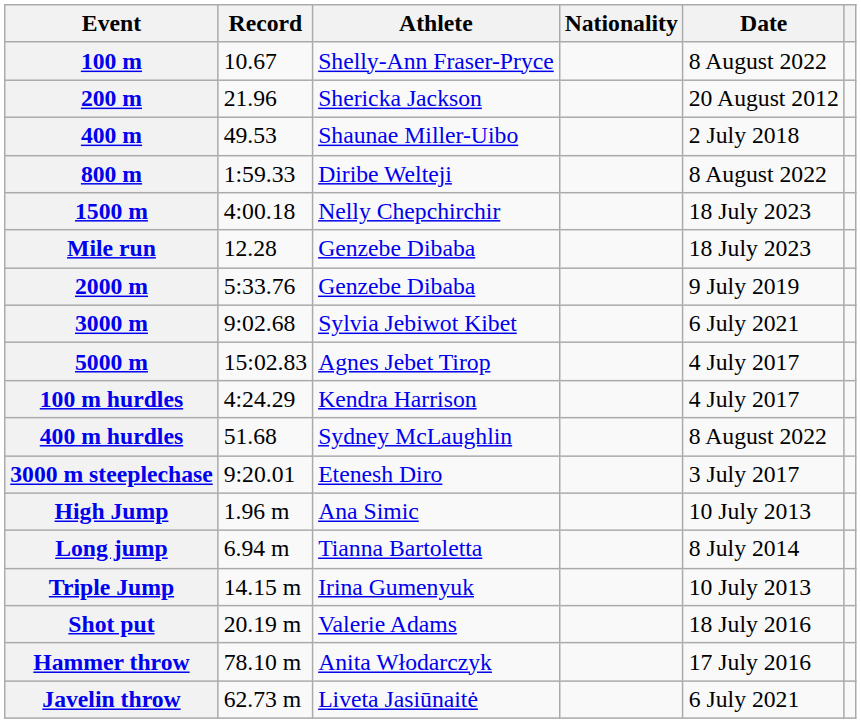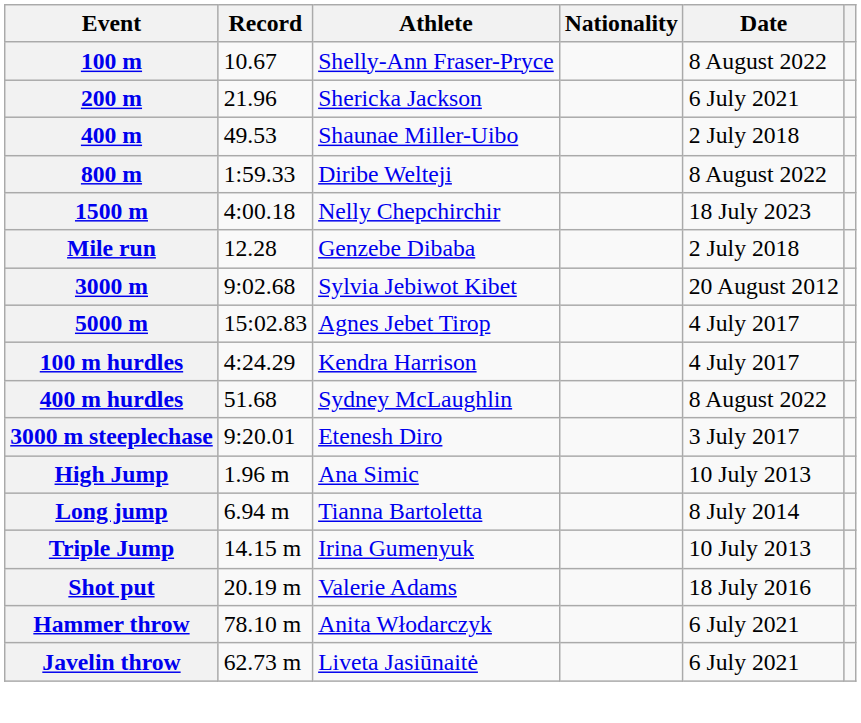(764, 98) 20 August 2012 -> (744, 98) 6 July 2021
(750, 248) 18 July 2023 -> (744, 248) 2 July 2018
- row: (111, 286)
(744, 323) 6 July 2021 -> (764, 286) 20 August 2012
(750, 661) 17 July 2016 -> (744, 624) 6 July 2021
